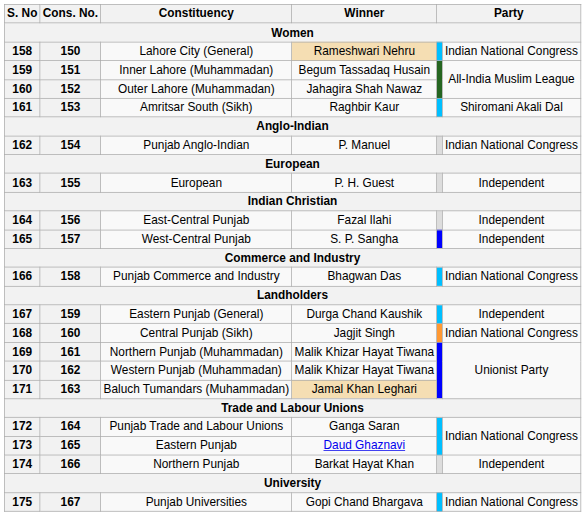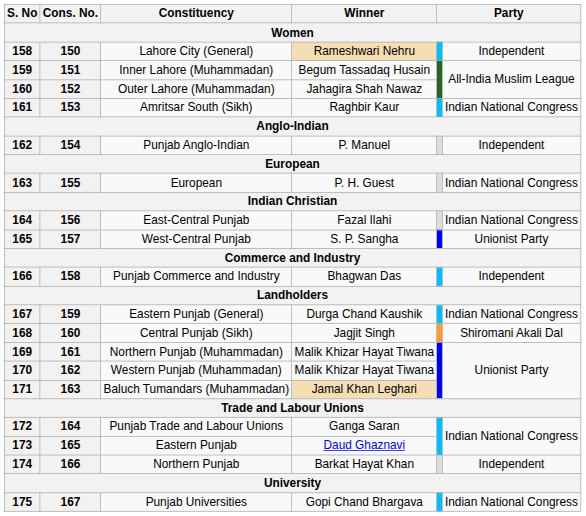(511, 51) Indian National Congress -> (511, 51) Independent
(511, 107) Shiromani Akali Dal -> (511, 107) Indian National Congress
(511, 145) Indian National Congress -> (511, 145) Independent
(511, 182) Independent -> (511, 182) Indian National Congress
(511, 220) Independent -> (511, 220) Indian National Congress
(511, 239) Independent -> (511, 239) Unionist Party
(511, 276) Indian National Congress -> (511, 276) Independent
(511, 314) Independent -> (511, 314) Indian National Congress
(511, 333) Indian National Congress -> (511, 333) Shiromani Akali Dal
